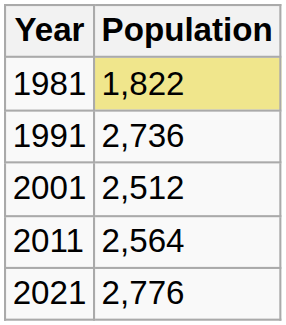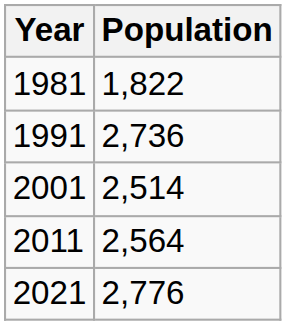(143, 83) khaki background -> (143, 83) no background
(143, 188) 2,512 -> (143, 188) 2,514
